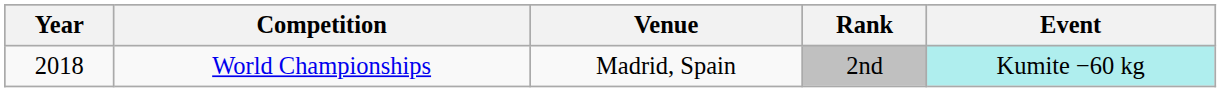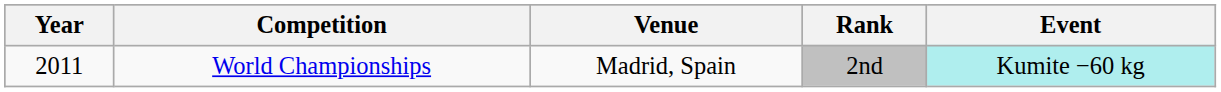(59, 65) 2018 -> (59, 65) 2011
